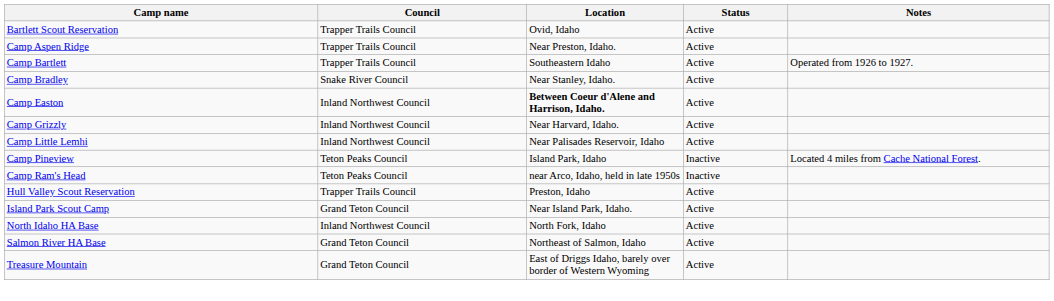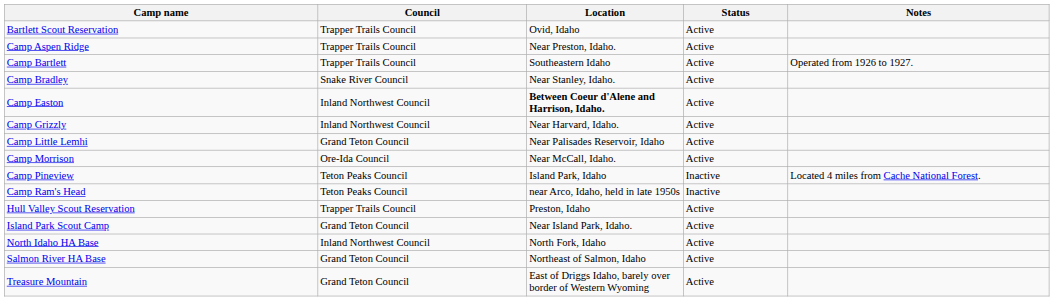(375, 141) Inland Northwest Council -> (365, 141) Grand Teton Council
+ row: (40, 158)
